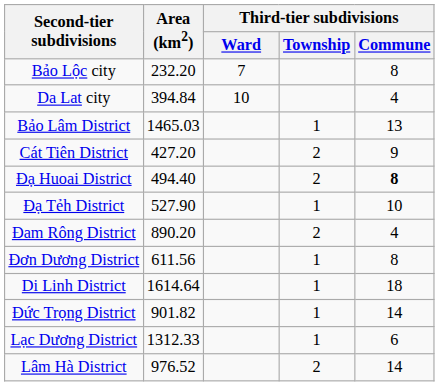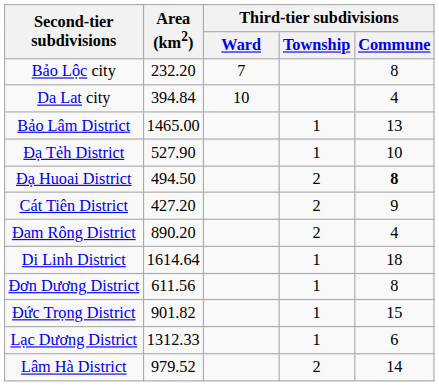(173, 125) 1465.03 -> (173, 125) 1465.00
rows swapped: (74, 152) <-> (74, 206)
(173, 179) 494.40 -> (173, 179) 494.50
rows swapped: (74, 286) <-> (74, 259)
(394, 313) 14 -> (394, 313) 15
(173, 367) 976.52 -> (173, 367) 979.52
